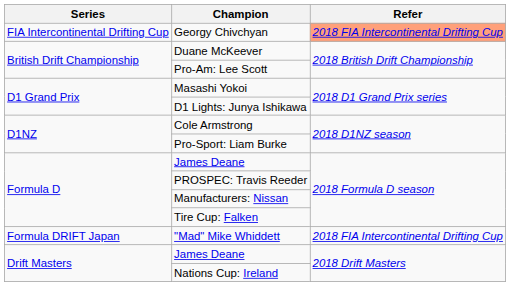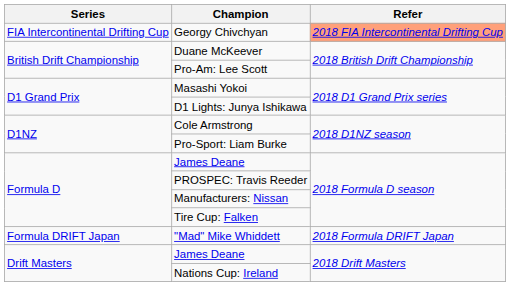(408, 236) 2018 FIA Intercontinental Drifting Cup -> (383, 236) 2018 Formula DRIFT Japan
